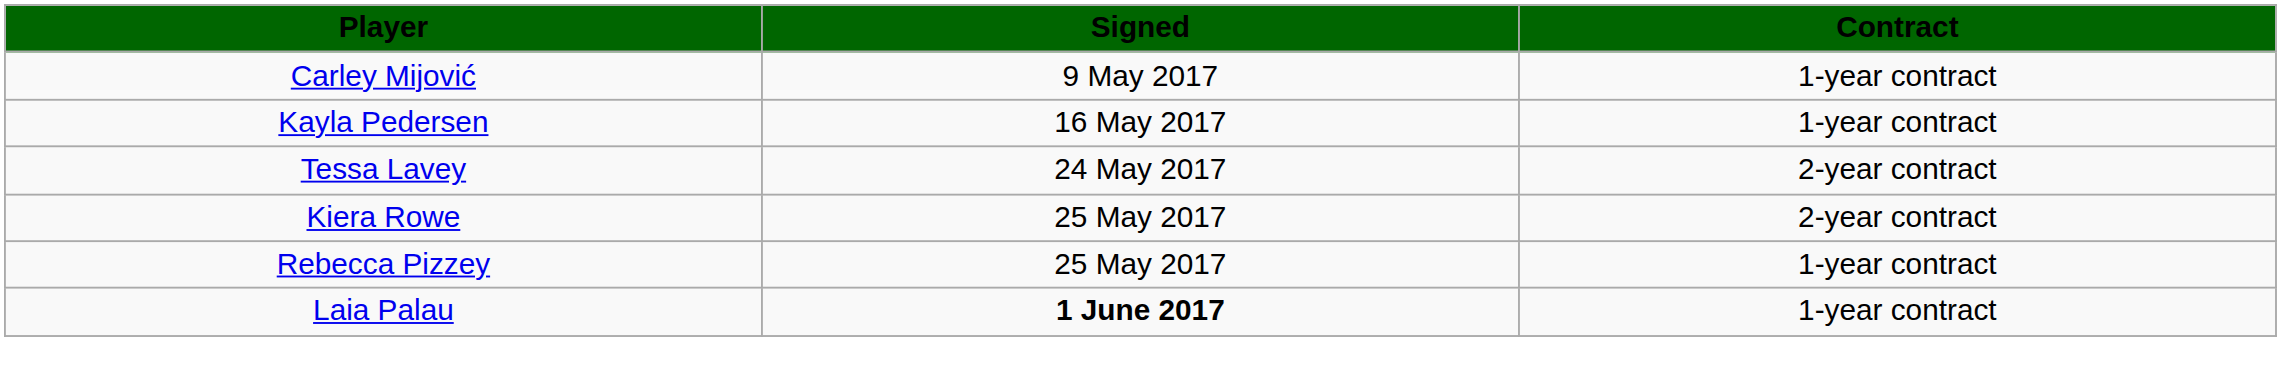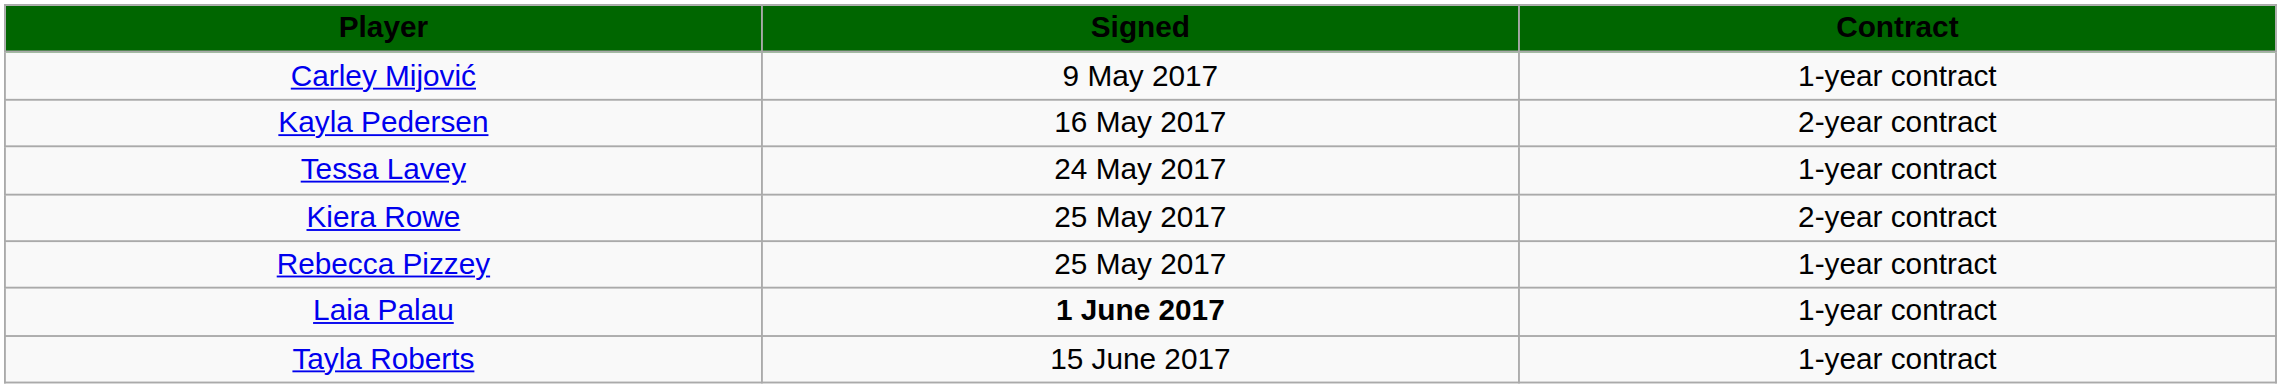(1897, 122) 1-year contract -> (1897, 122) 2-year contract
(1897, 169) 2-year contract -> (1897, 169) 1-year contract
+ row: (383, 358)
